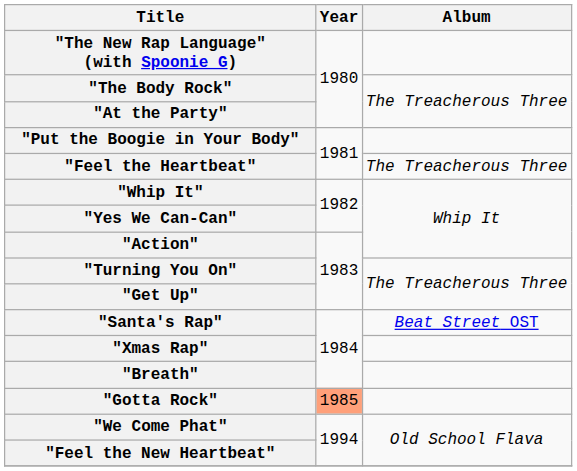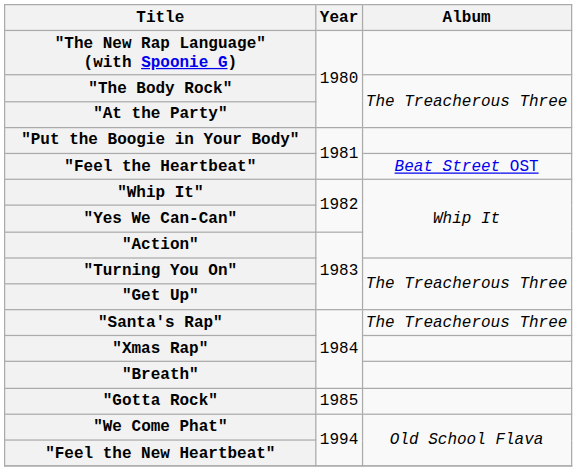(467, 166) The Treacherous Three -> (467, 166) Beat Street OST
(467, 323) Beat Street OST -> (467, 323) The Treacherous Three
(339, 401) lightsalmon background -> (339, 401) no background
